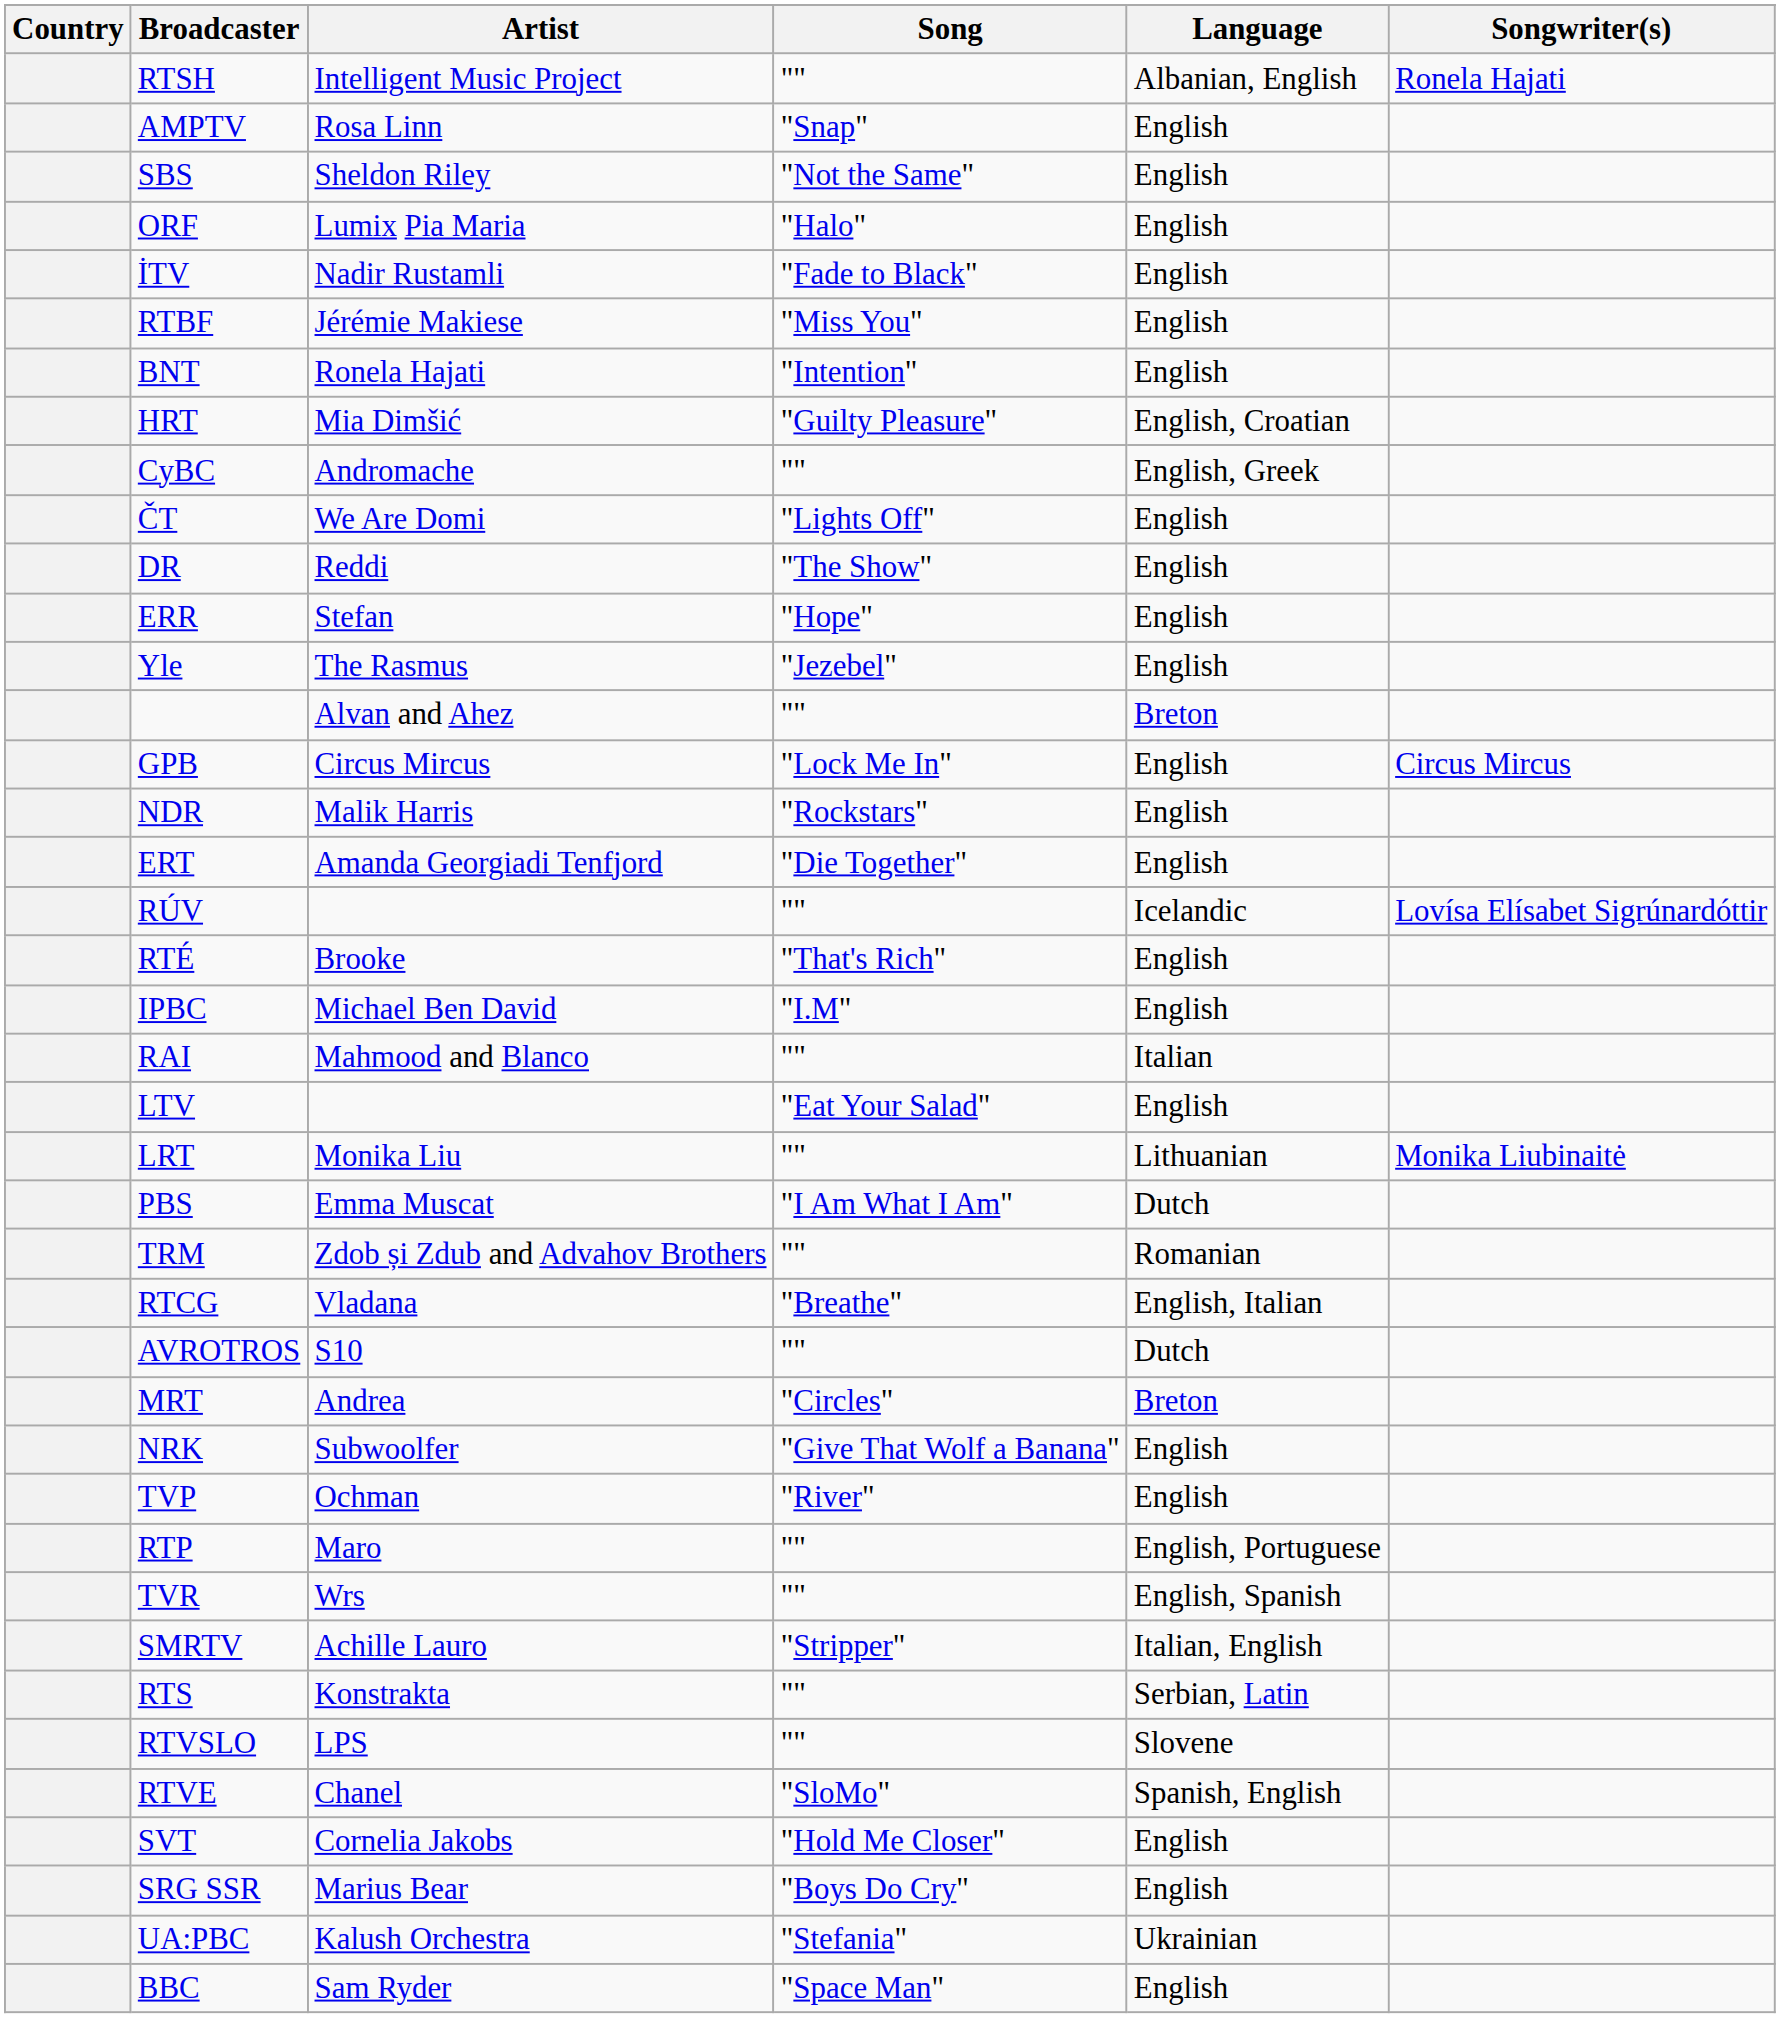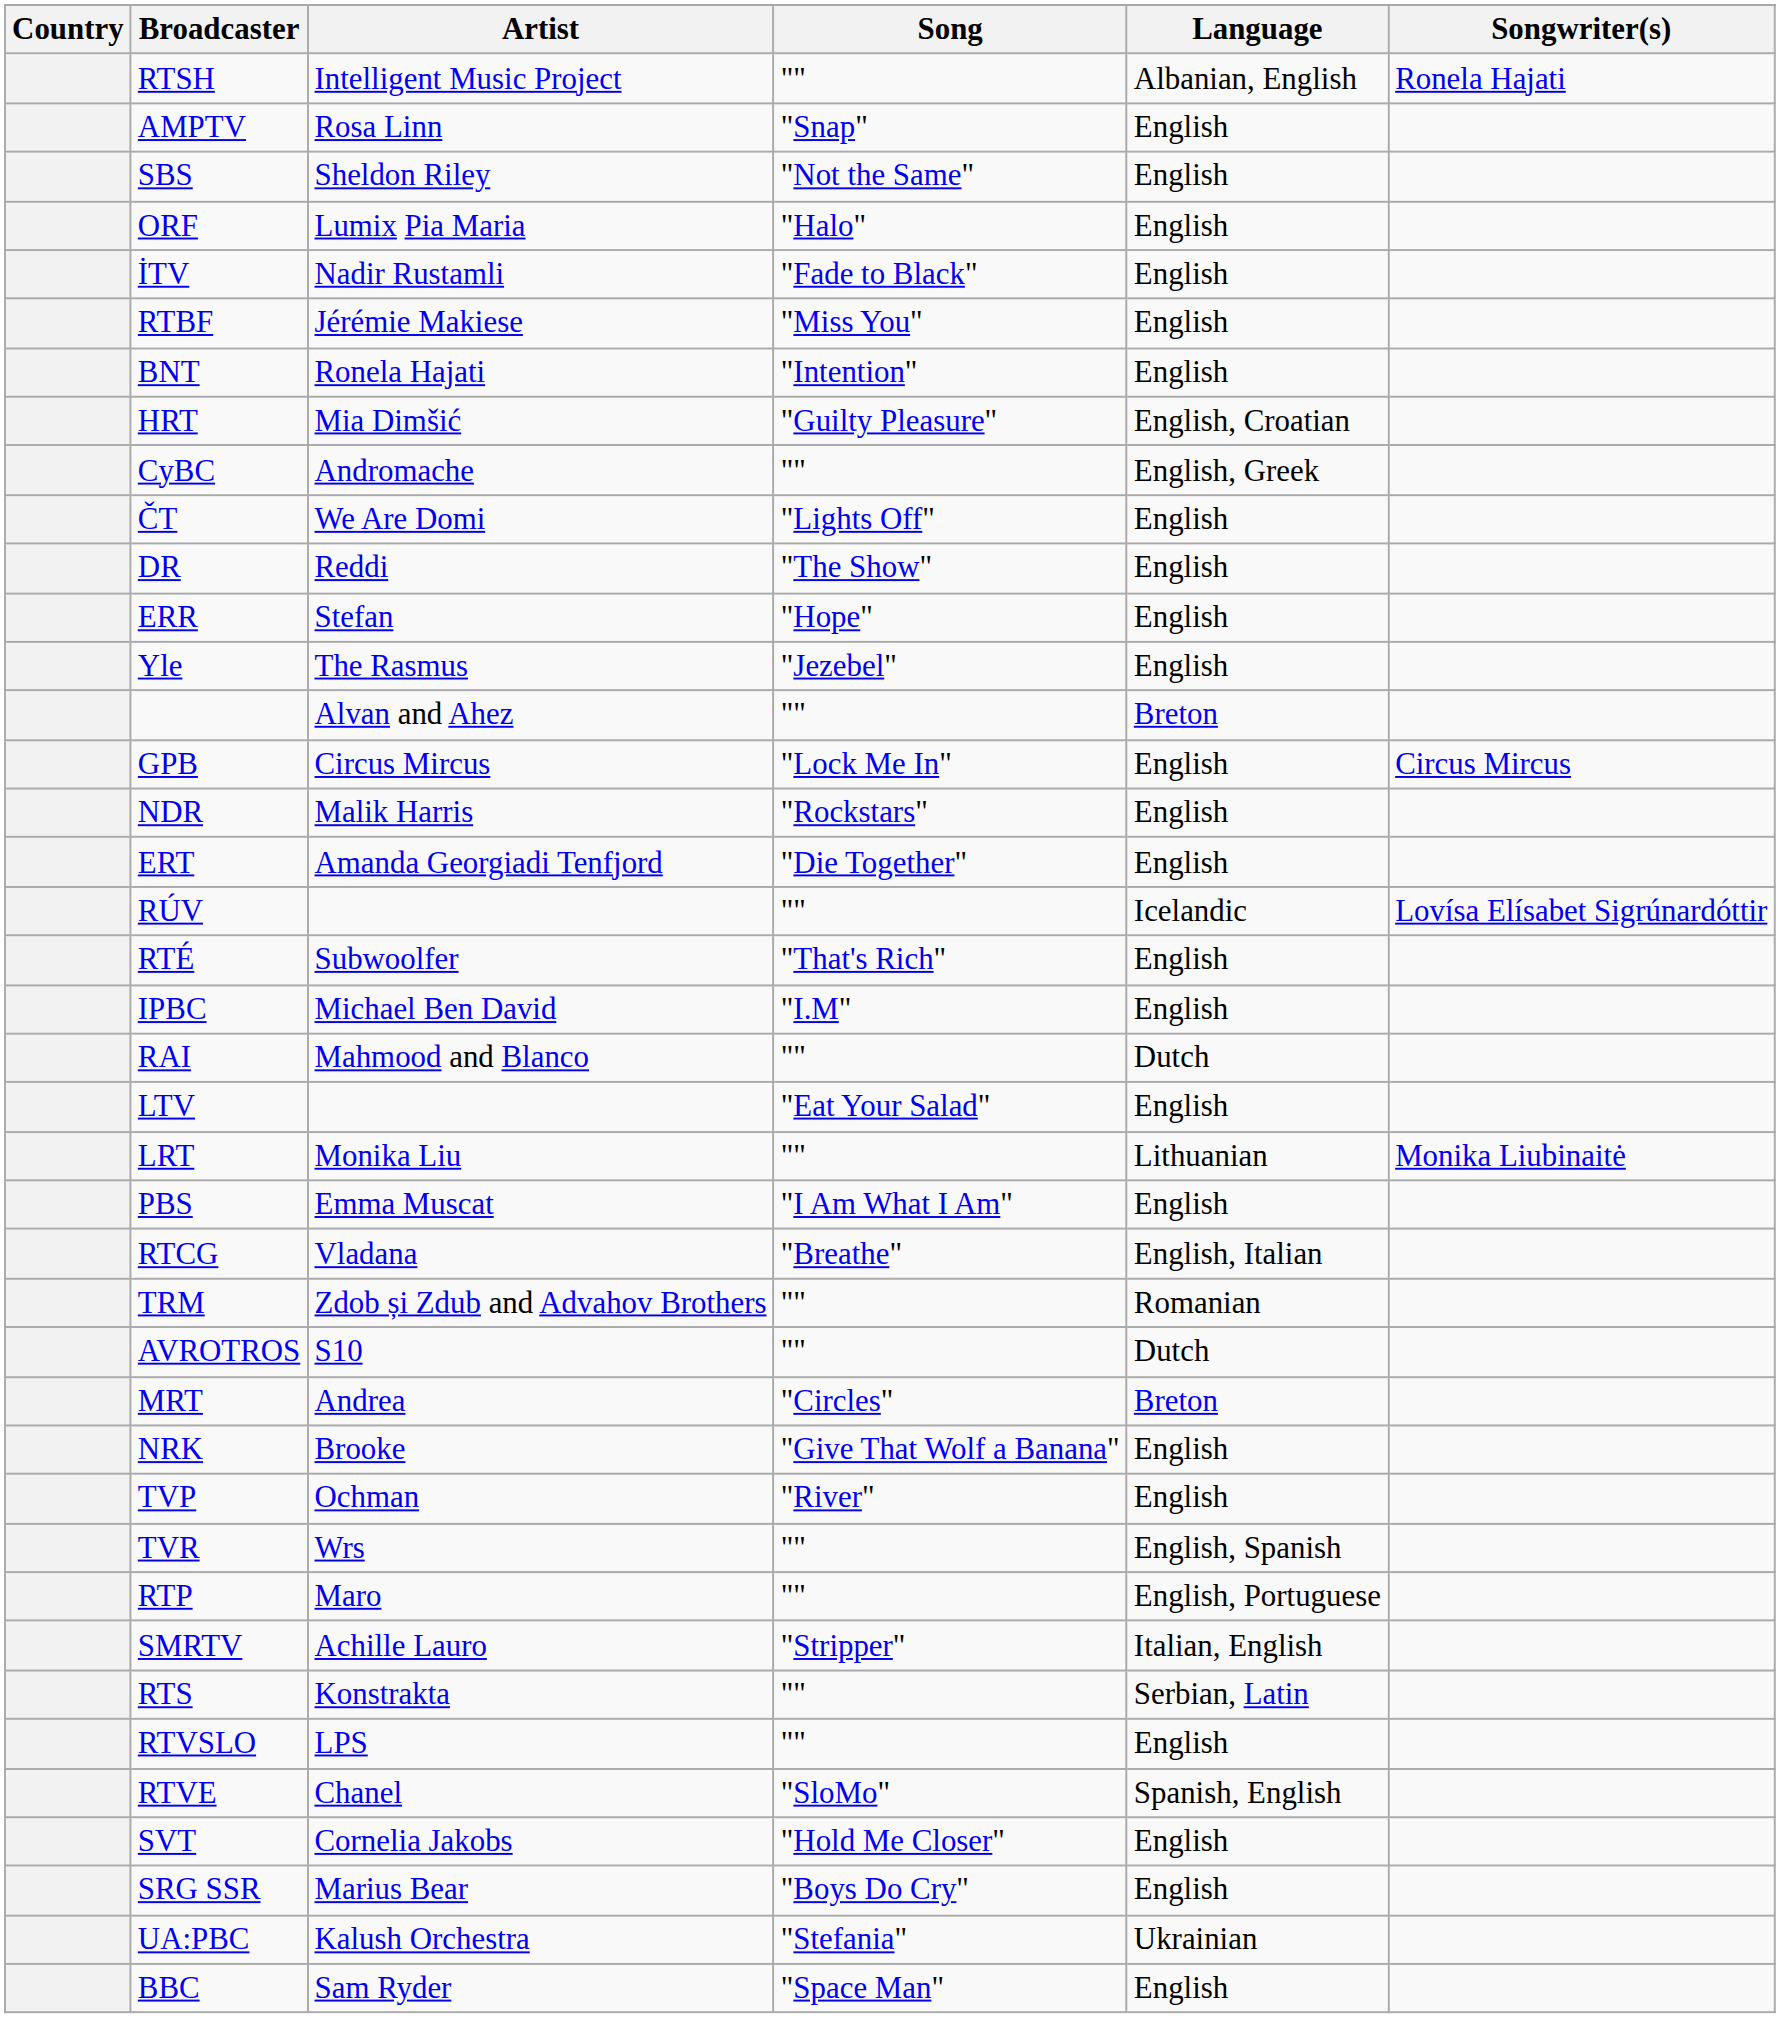(360, 959) Brooke -> (387, 959) Subwoolfer
(1173, 1057) Italian -> (1172, 1057) Dutch
(1172, 1204) Dutch -> (1181, 1204) English
rows swapped: (171, 1253) <-> (178, 1302)
(387, 1449) Subwoolfer -> (360, 1449) Brooke
rows swapped: (165, 1547) <-> (169, 1596)
(1184, 1743) Slovene -> (1181, 1743) English
